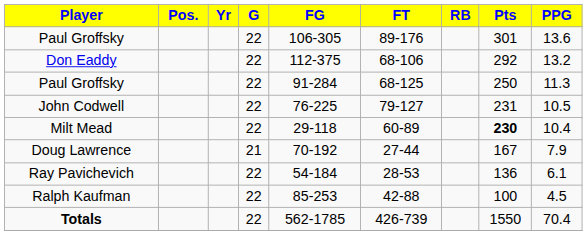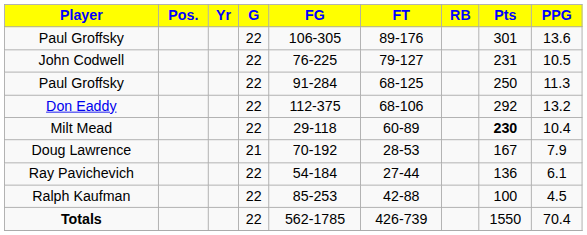rows swapped: (81, 60) <-> (81, 106)
(401, 151) 27-44 -> (401, 151) 28-53
(401, 173) 28-53 -> (401, 173) 27-44
